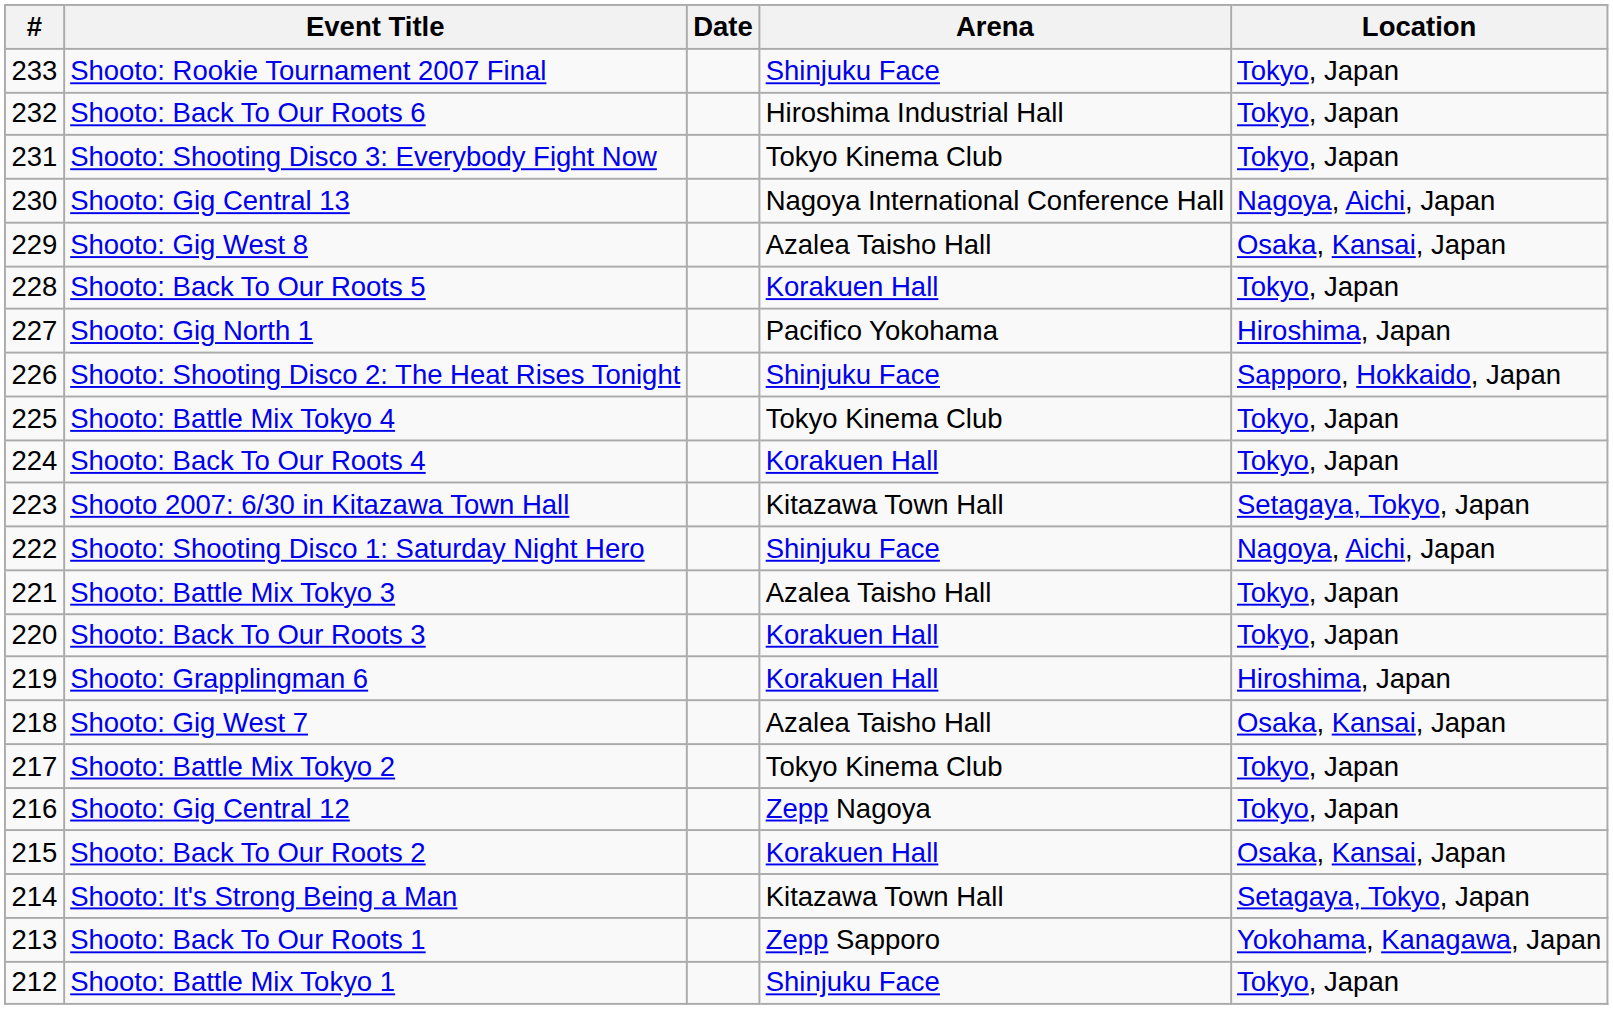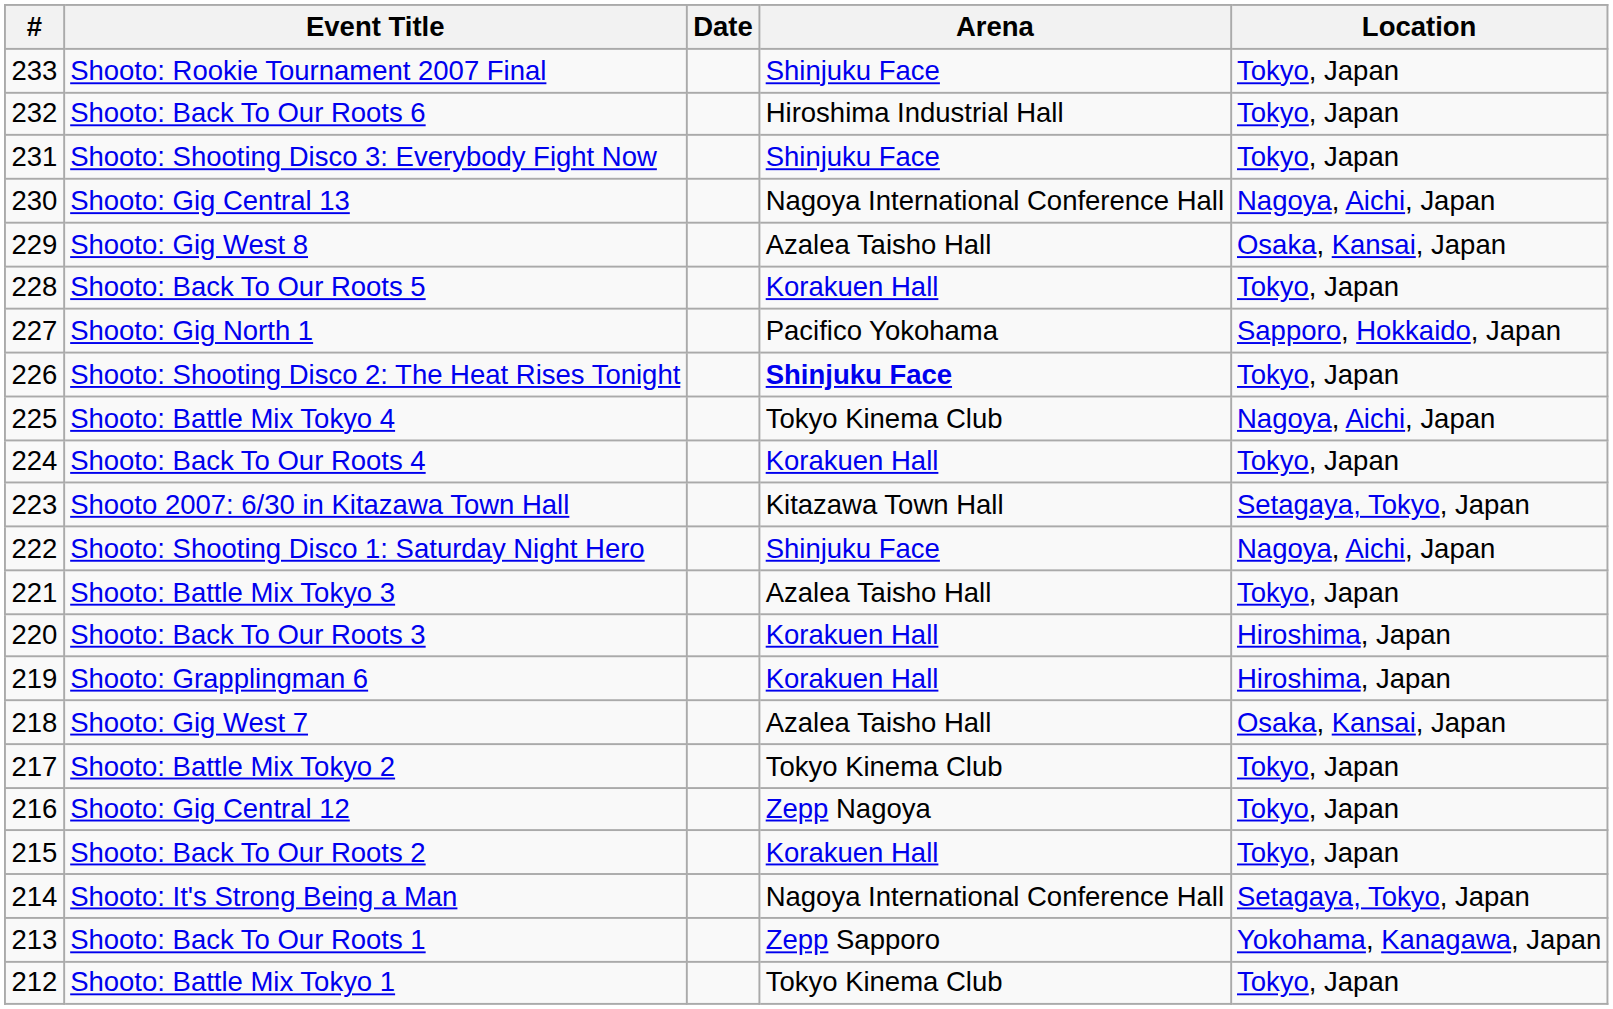(884, 157) Tokyo Kinema Club -> (853, 157) Shinjuku Face
(1344, 331) Hiroshima, Japan -> (1399, 331) Sapporo, Hokkaido, Japan
(853, 375) normal -> (859, 375) bold
(1399, 375) Sapporo, Hokkaido, Japan -> (1318, 375) Tokyo, Japan
(1318, 418) Tokyo, Japan -> (1366, 418) Nagoya, Aichi, Japan
(1318, 635) Tokyo, Japan -> (1344, 635) Hiroshima, Japan
(1371, 853) Osaka, Kansai, Japan -> (1318, 853) Tokyo, Japan
(885, 896) Kitazawa Town Hall -> (995, 896) Nagoya International Conference Hall
(853, 983) Shinjuku Face -> (884, 983) Tokyo Kinema Club
